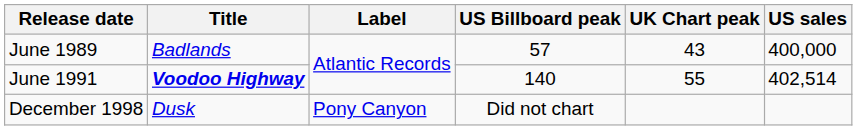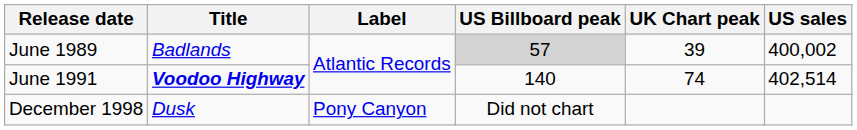(540, 49) no background -> (540, 49) lightgrey background
(695, 49) 43 -> (695, 49) 39
(802, 49) 400,000 -> (802, 49) 400,002
(695, 79) 55 -> (695, 79) 74
